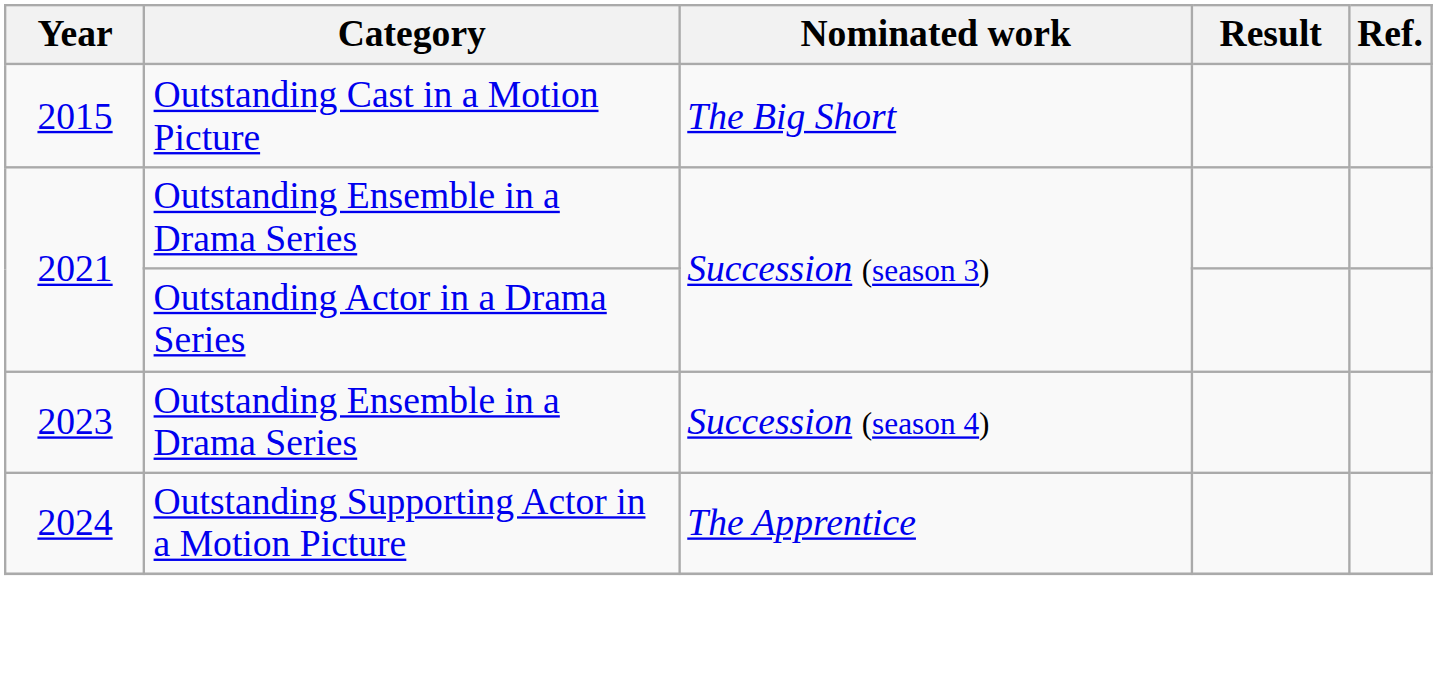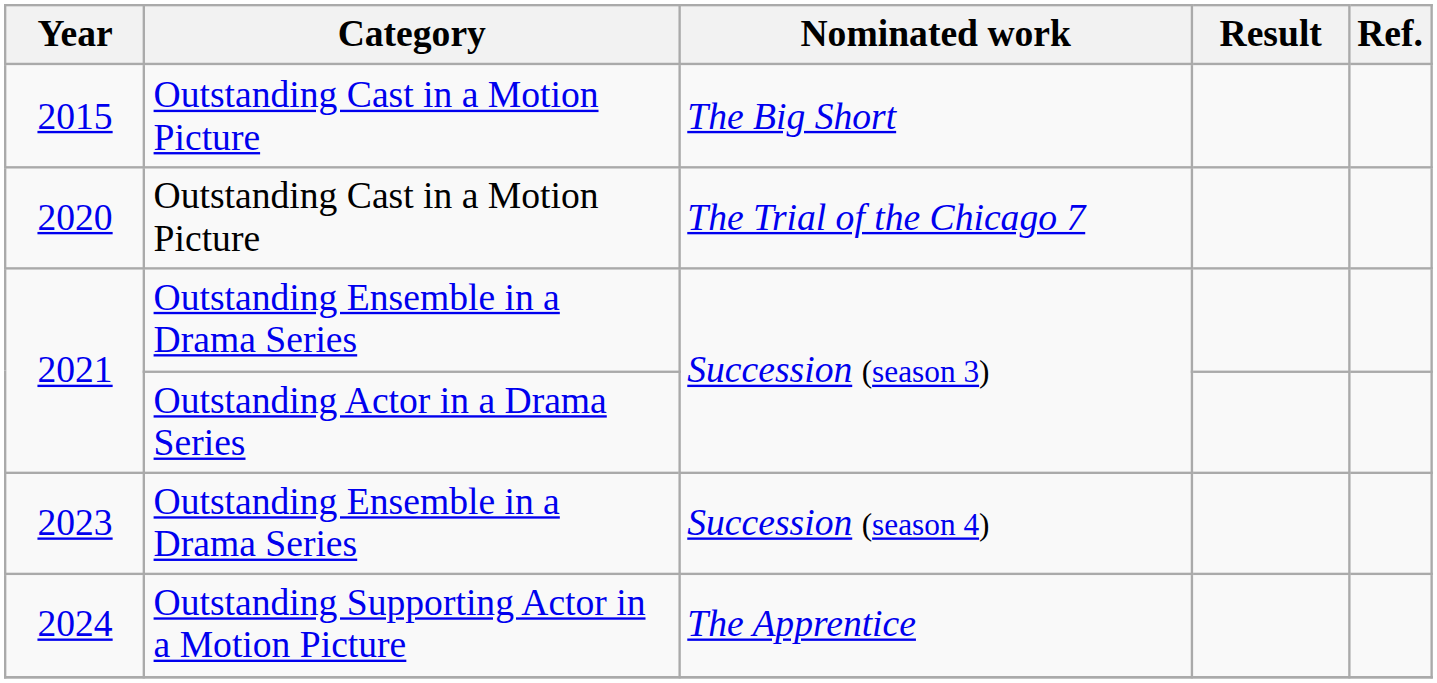+ row: (75, 217)
